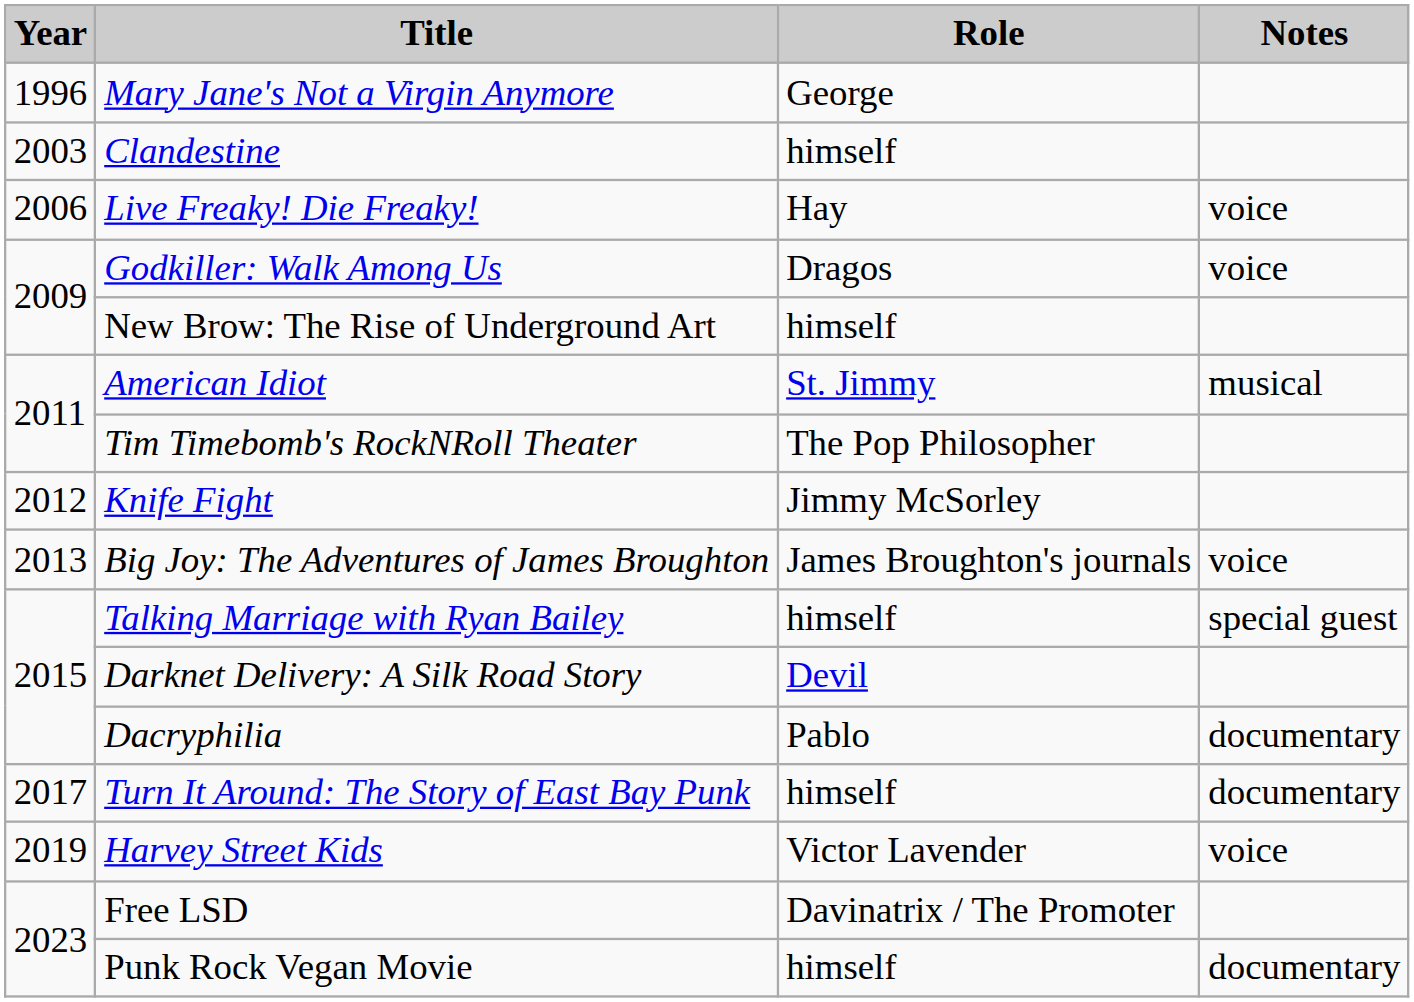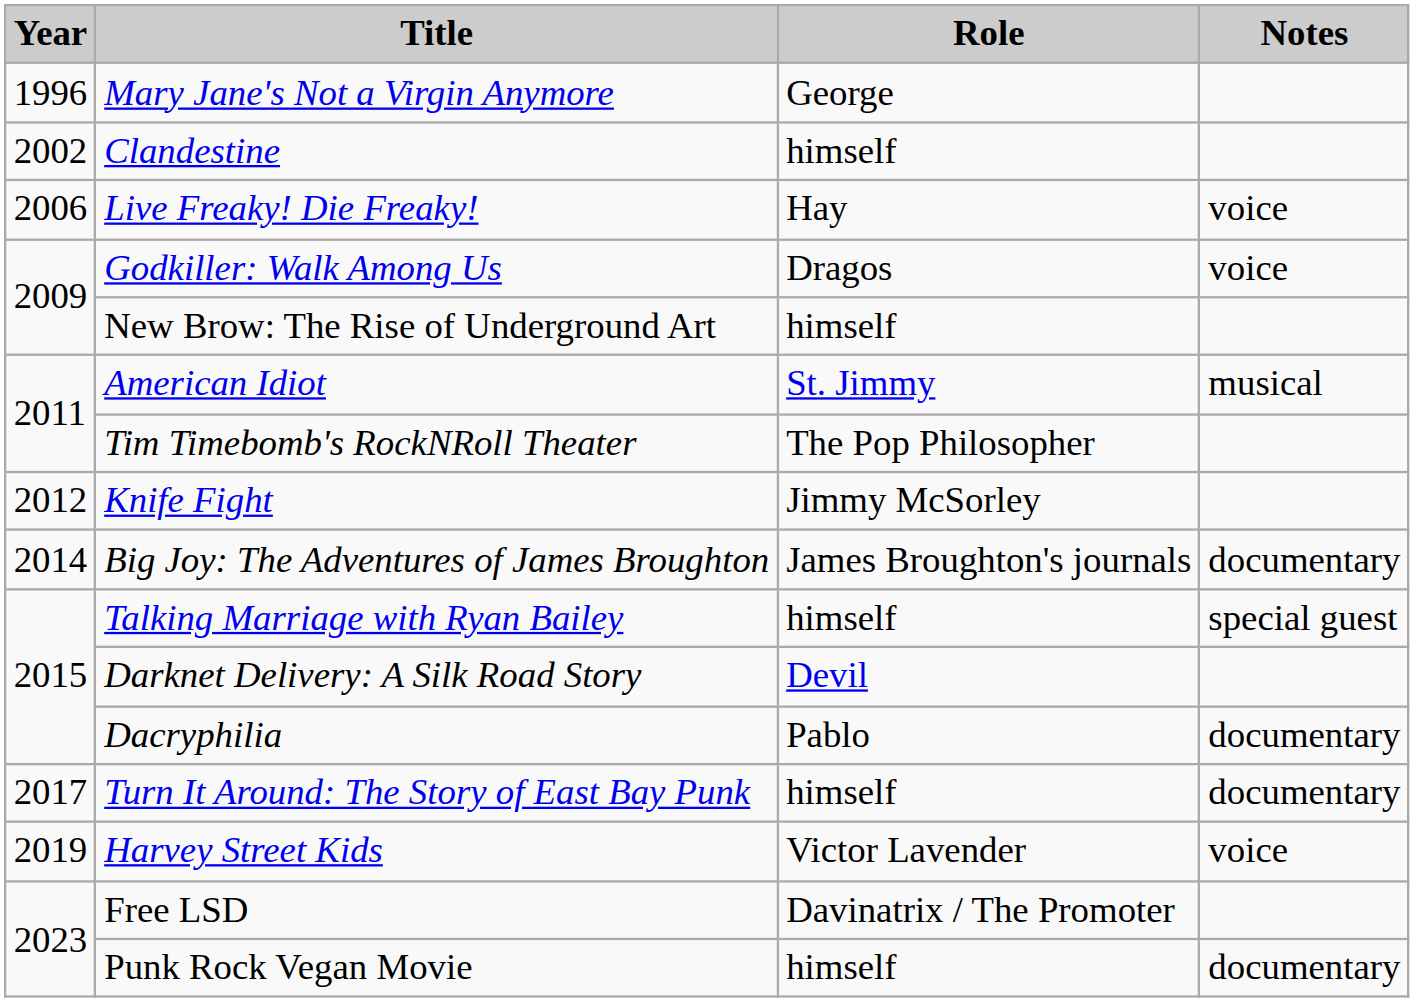(50, 150) 2003 -> (50, 150) 2002
(50, 558) 2013 -> (50, 558) 2014
(1248, 558) voice -> (1304, 558) documentary
